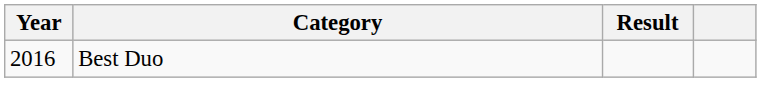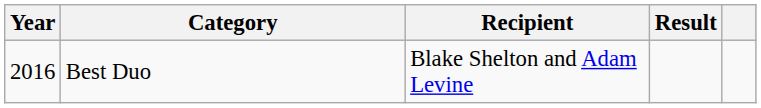+ column: (527, 22)
